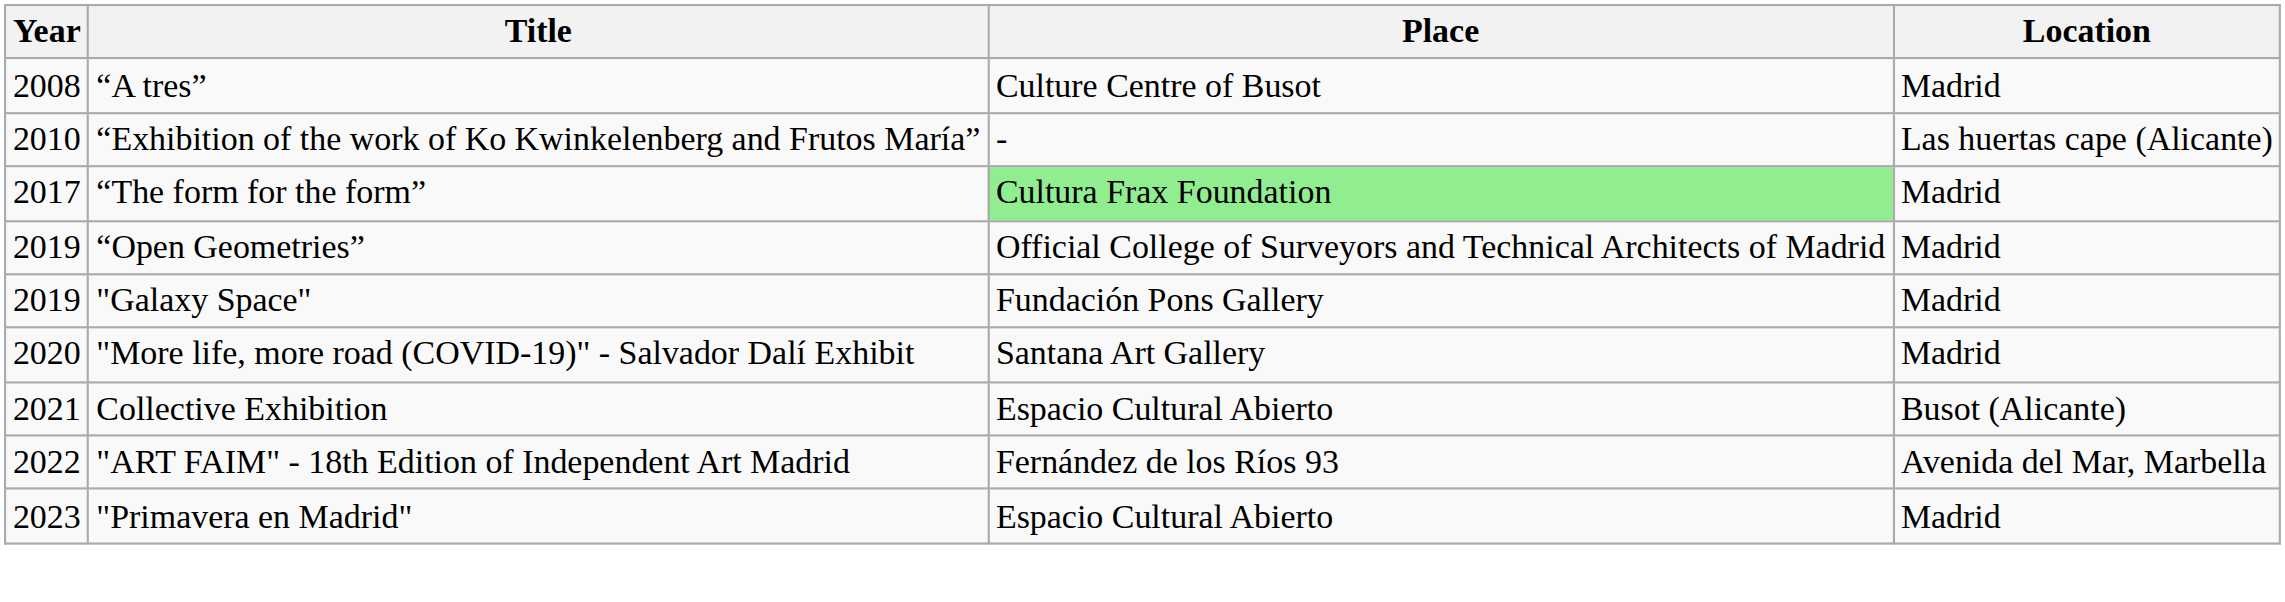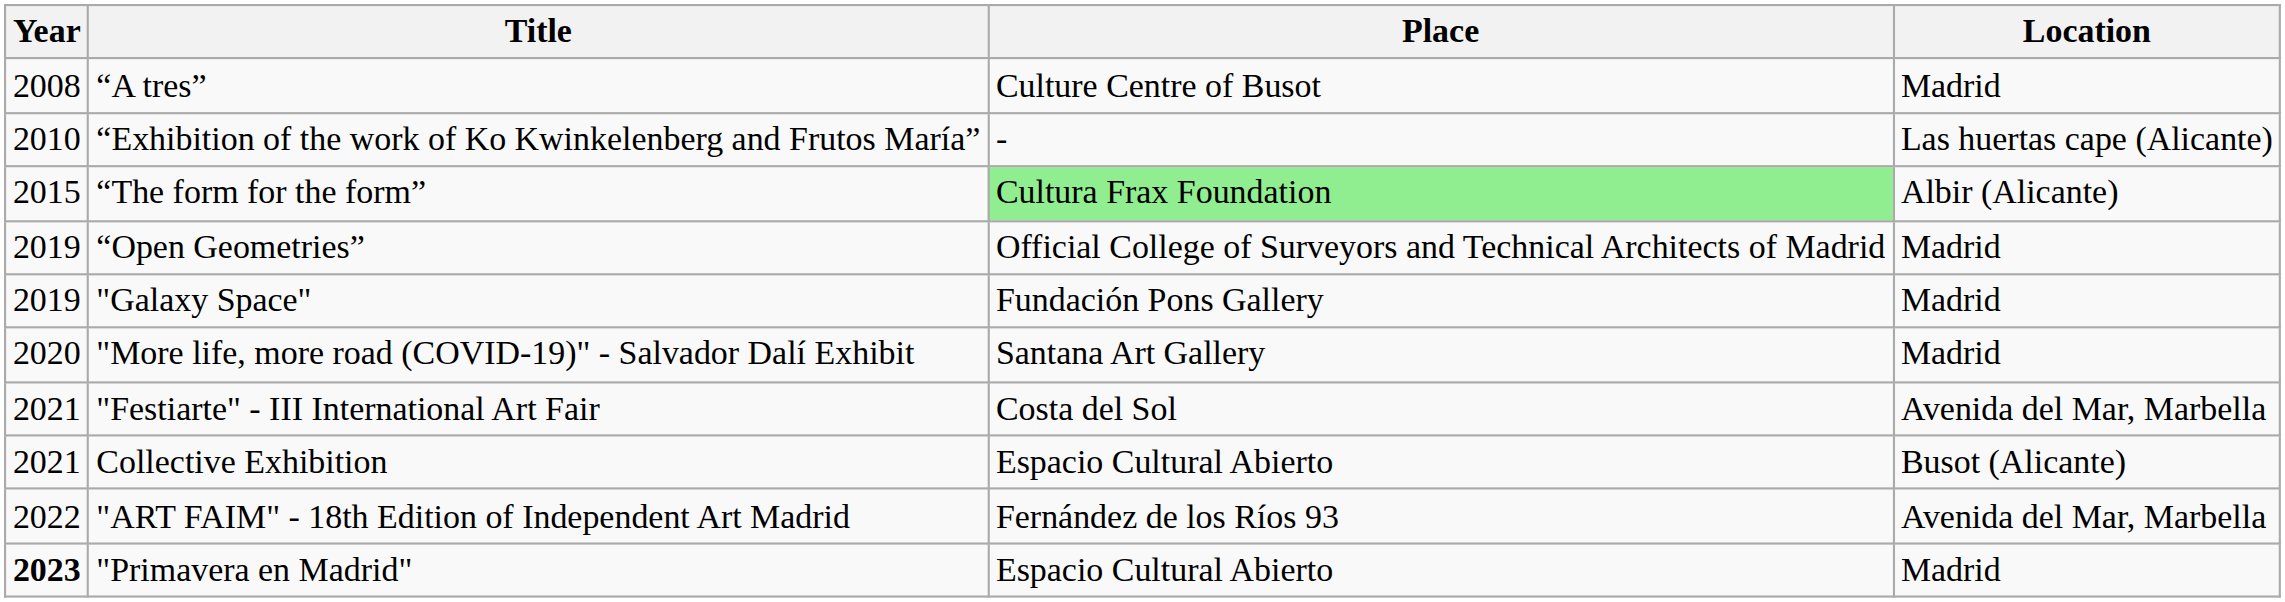(47, 192) 2017 -> (47, 192) 2015
(1951, 192) Madrid -> (2010, 192) Albir (Alicante)
+ row: (348, 407)
(47, 515) normal -> (47, 569) bold
